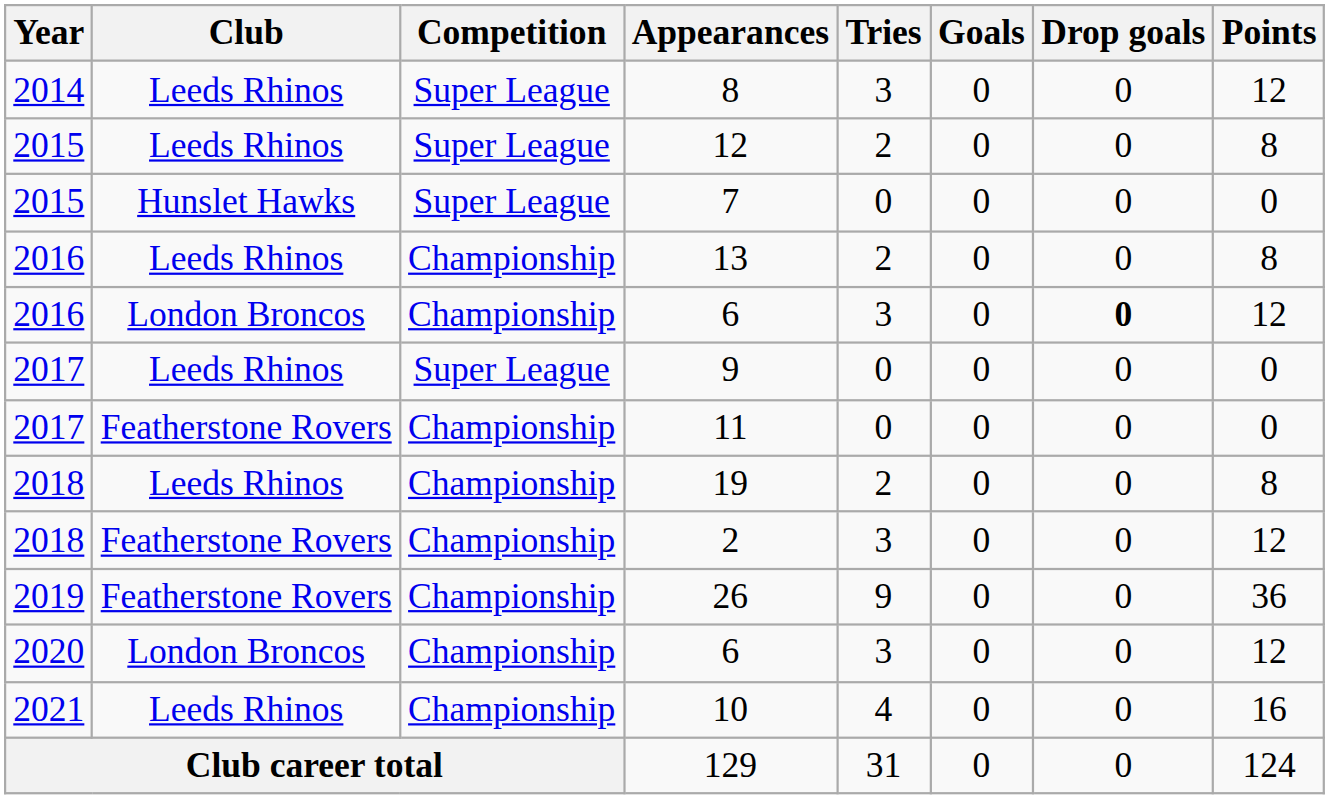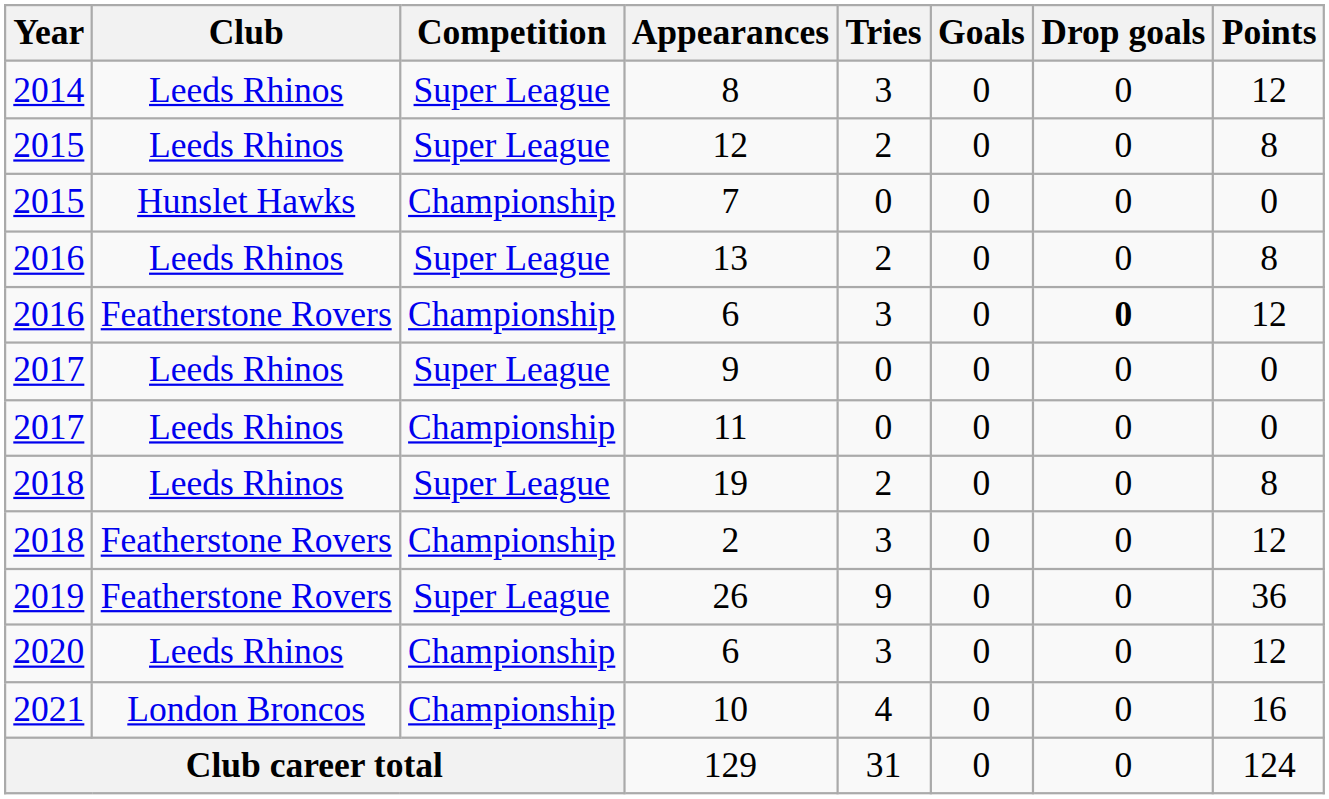(512, 201) Super League -> (512, 201) Championship
(512, 257) Championship -> (512, 257) Super League
(246, 314) London Broncos -> (246, 314) Featherstone Rovers
(246, 426) Featherstone Rovers -> (246, 426) Leeds Rhinos
(512, 483) Championship -> (512, 483) Super League
(512, 595) Championship -> (512, 595) Super League
(246, 652) London Broncos -> (246, 652) Leeds Rhinos
(246, 708) Leeds Rhinos -> (246, 708) London Broncos
